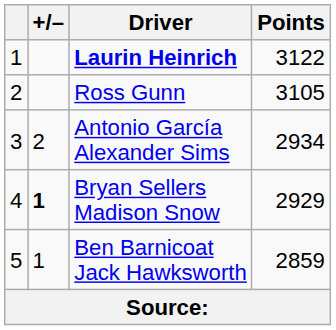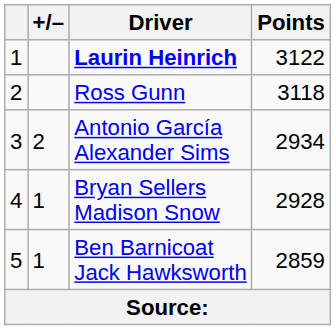(300, 93) 3105 -> (301, 93) 3118
(39, 200) bold -> (39, 200) normal
(300, 200) 2929 -> (300, 200) 2928
